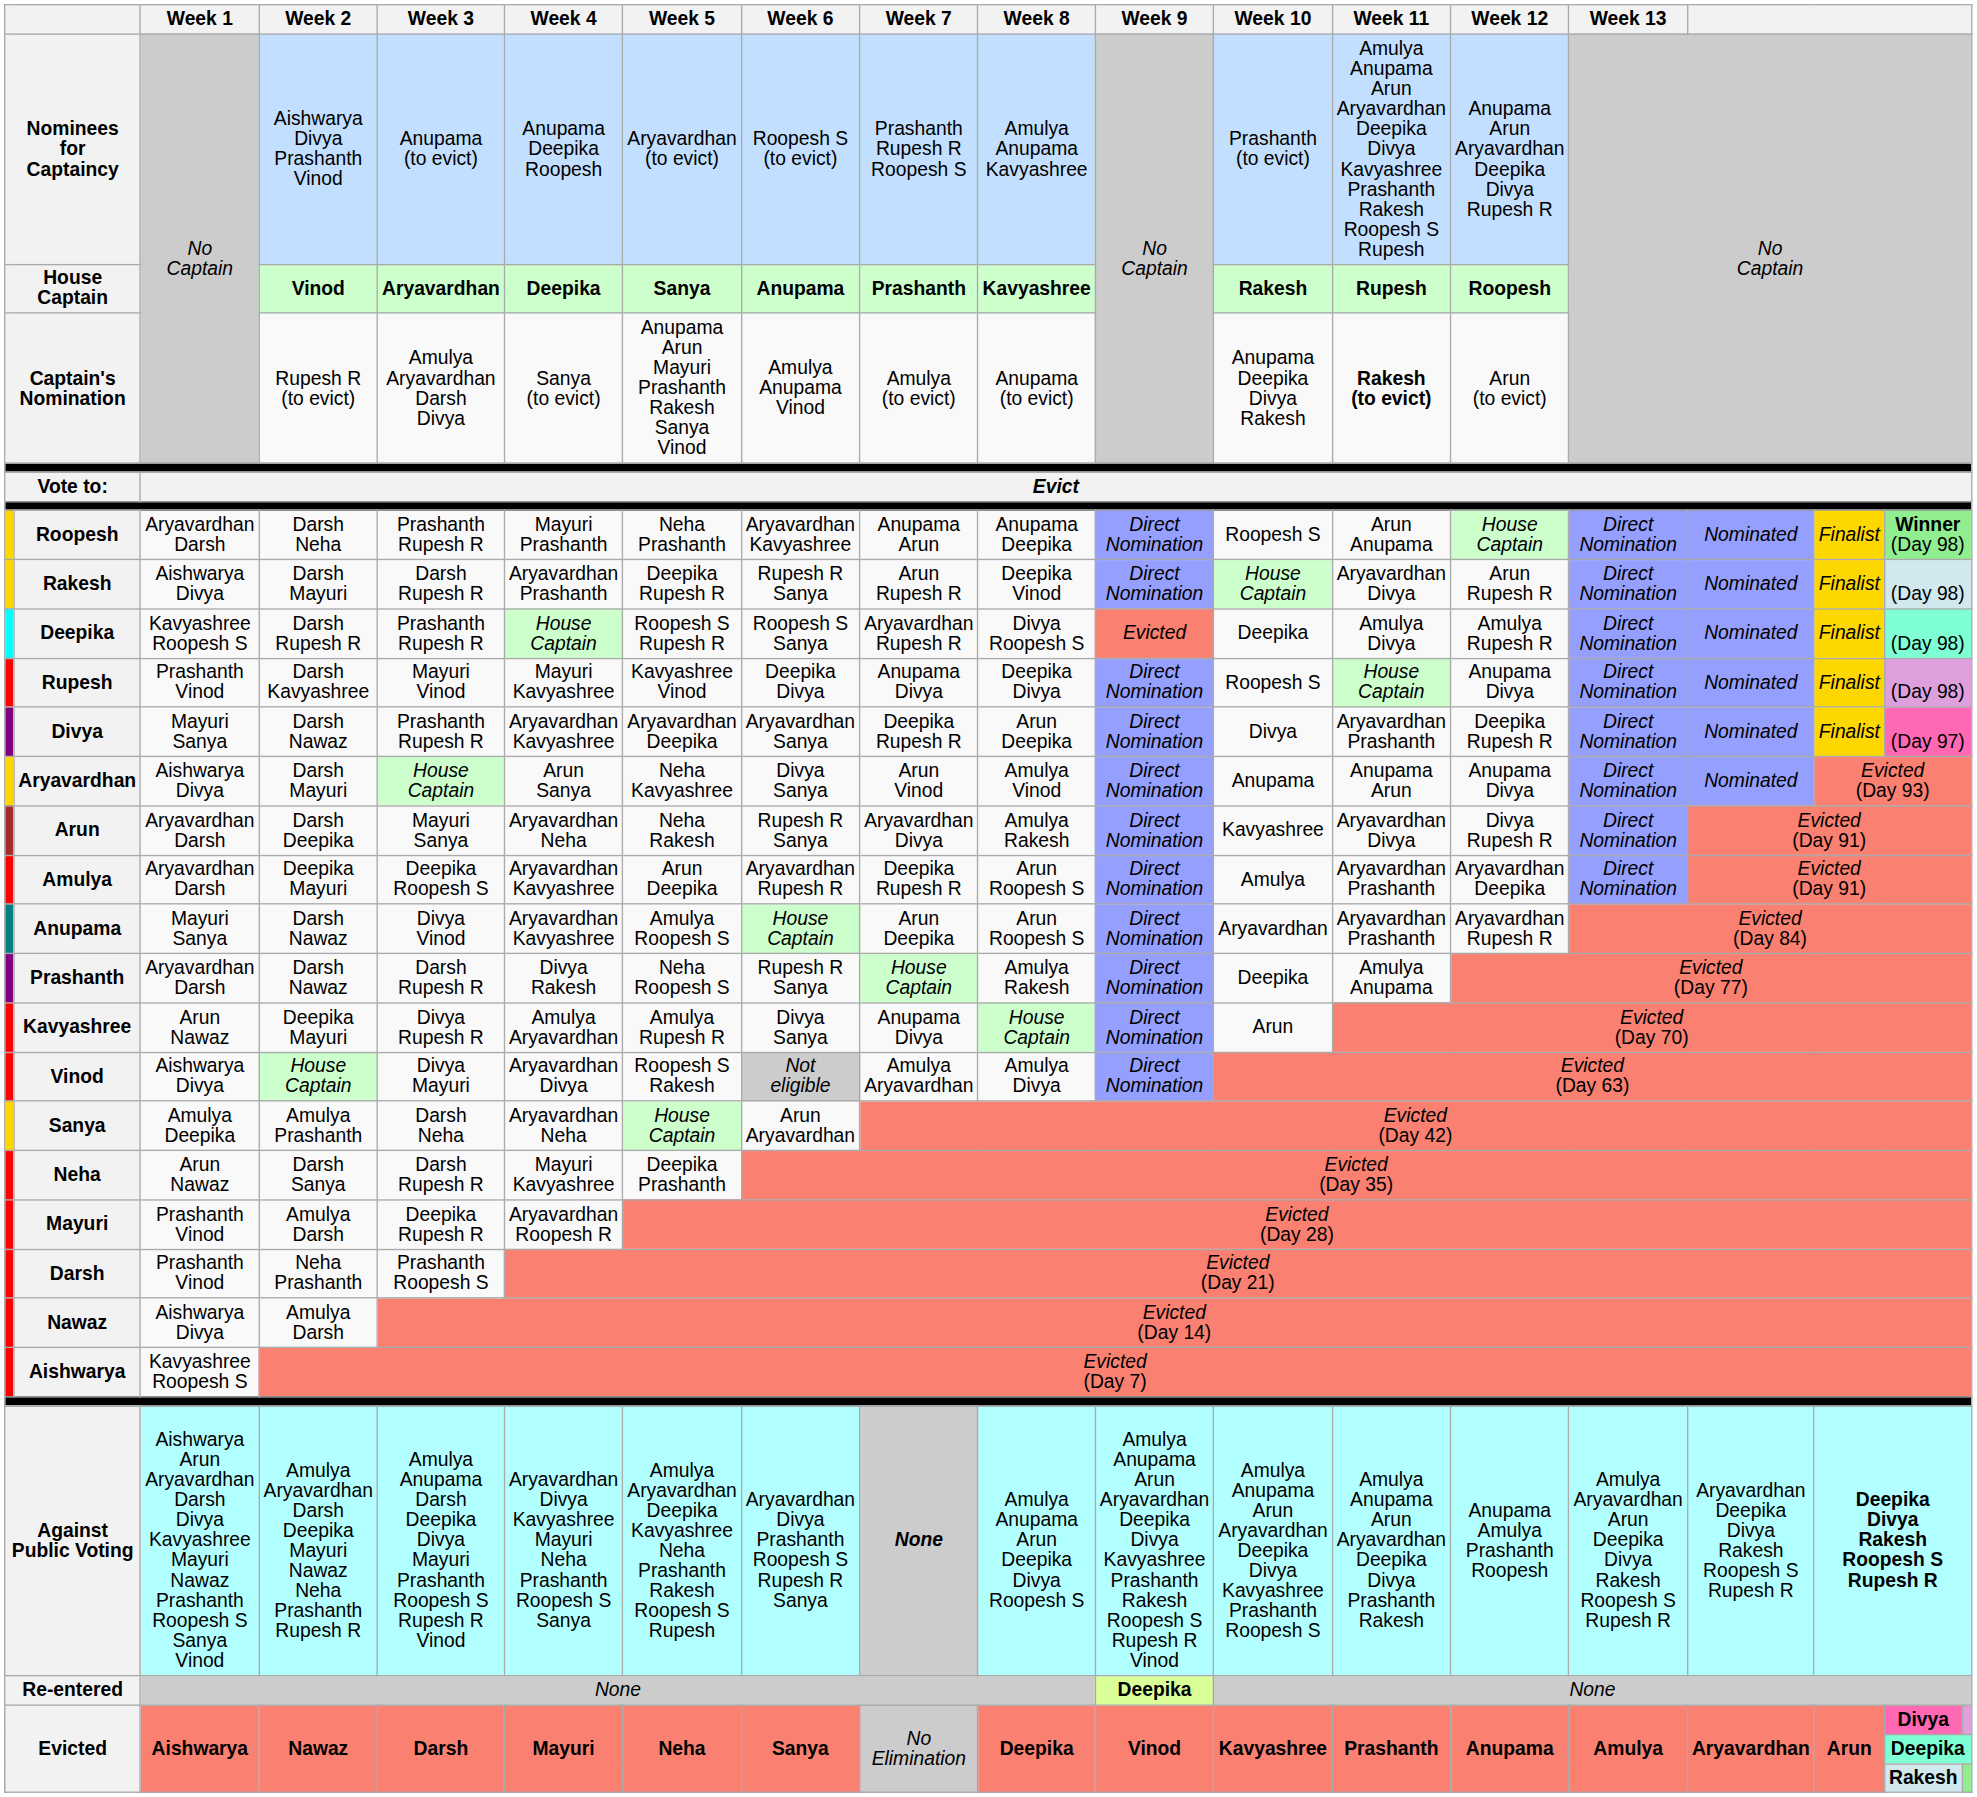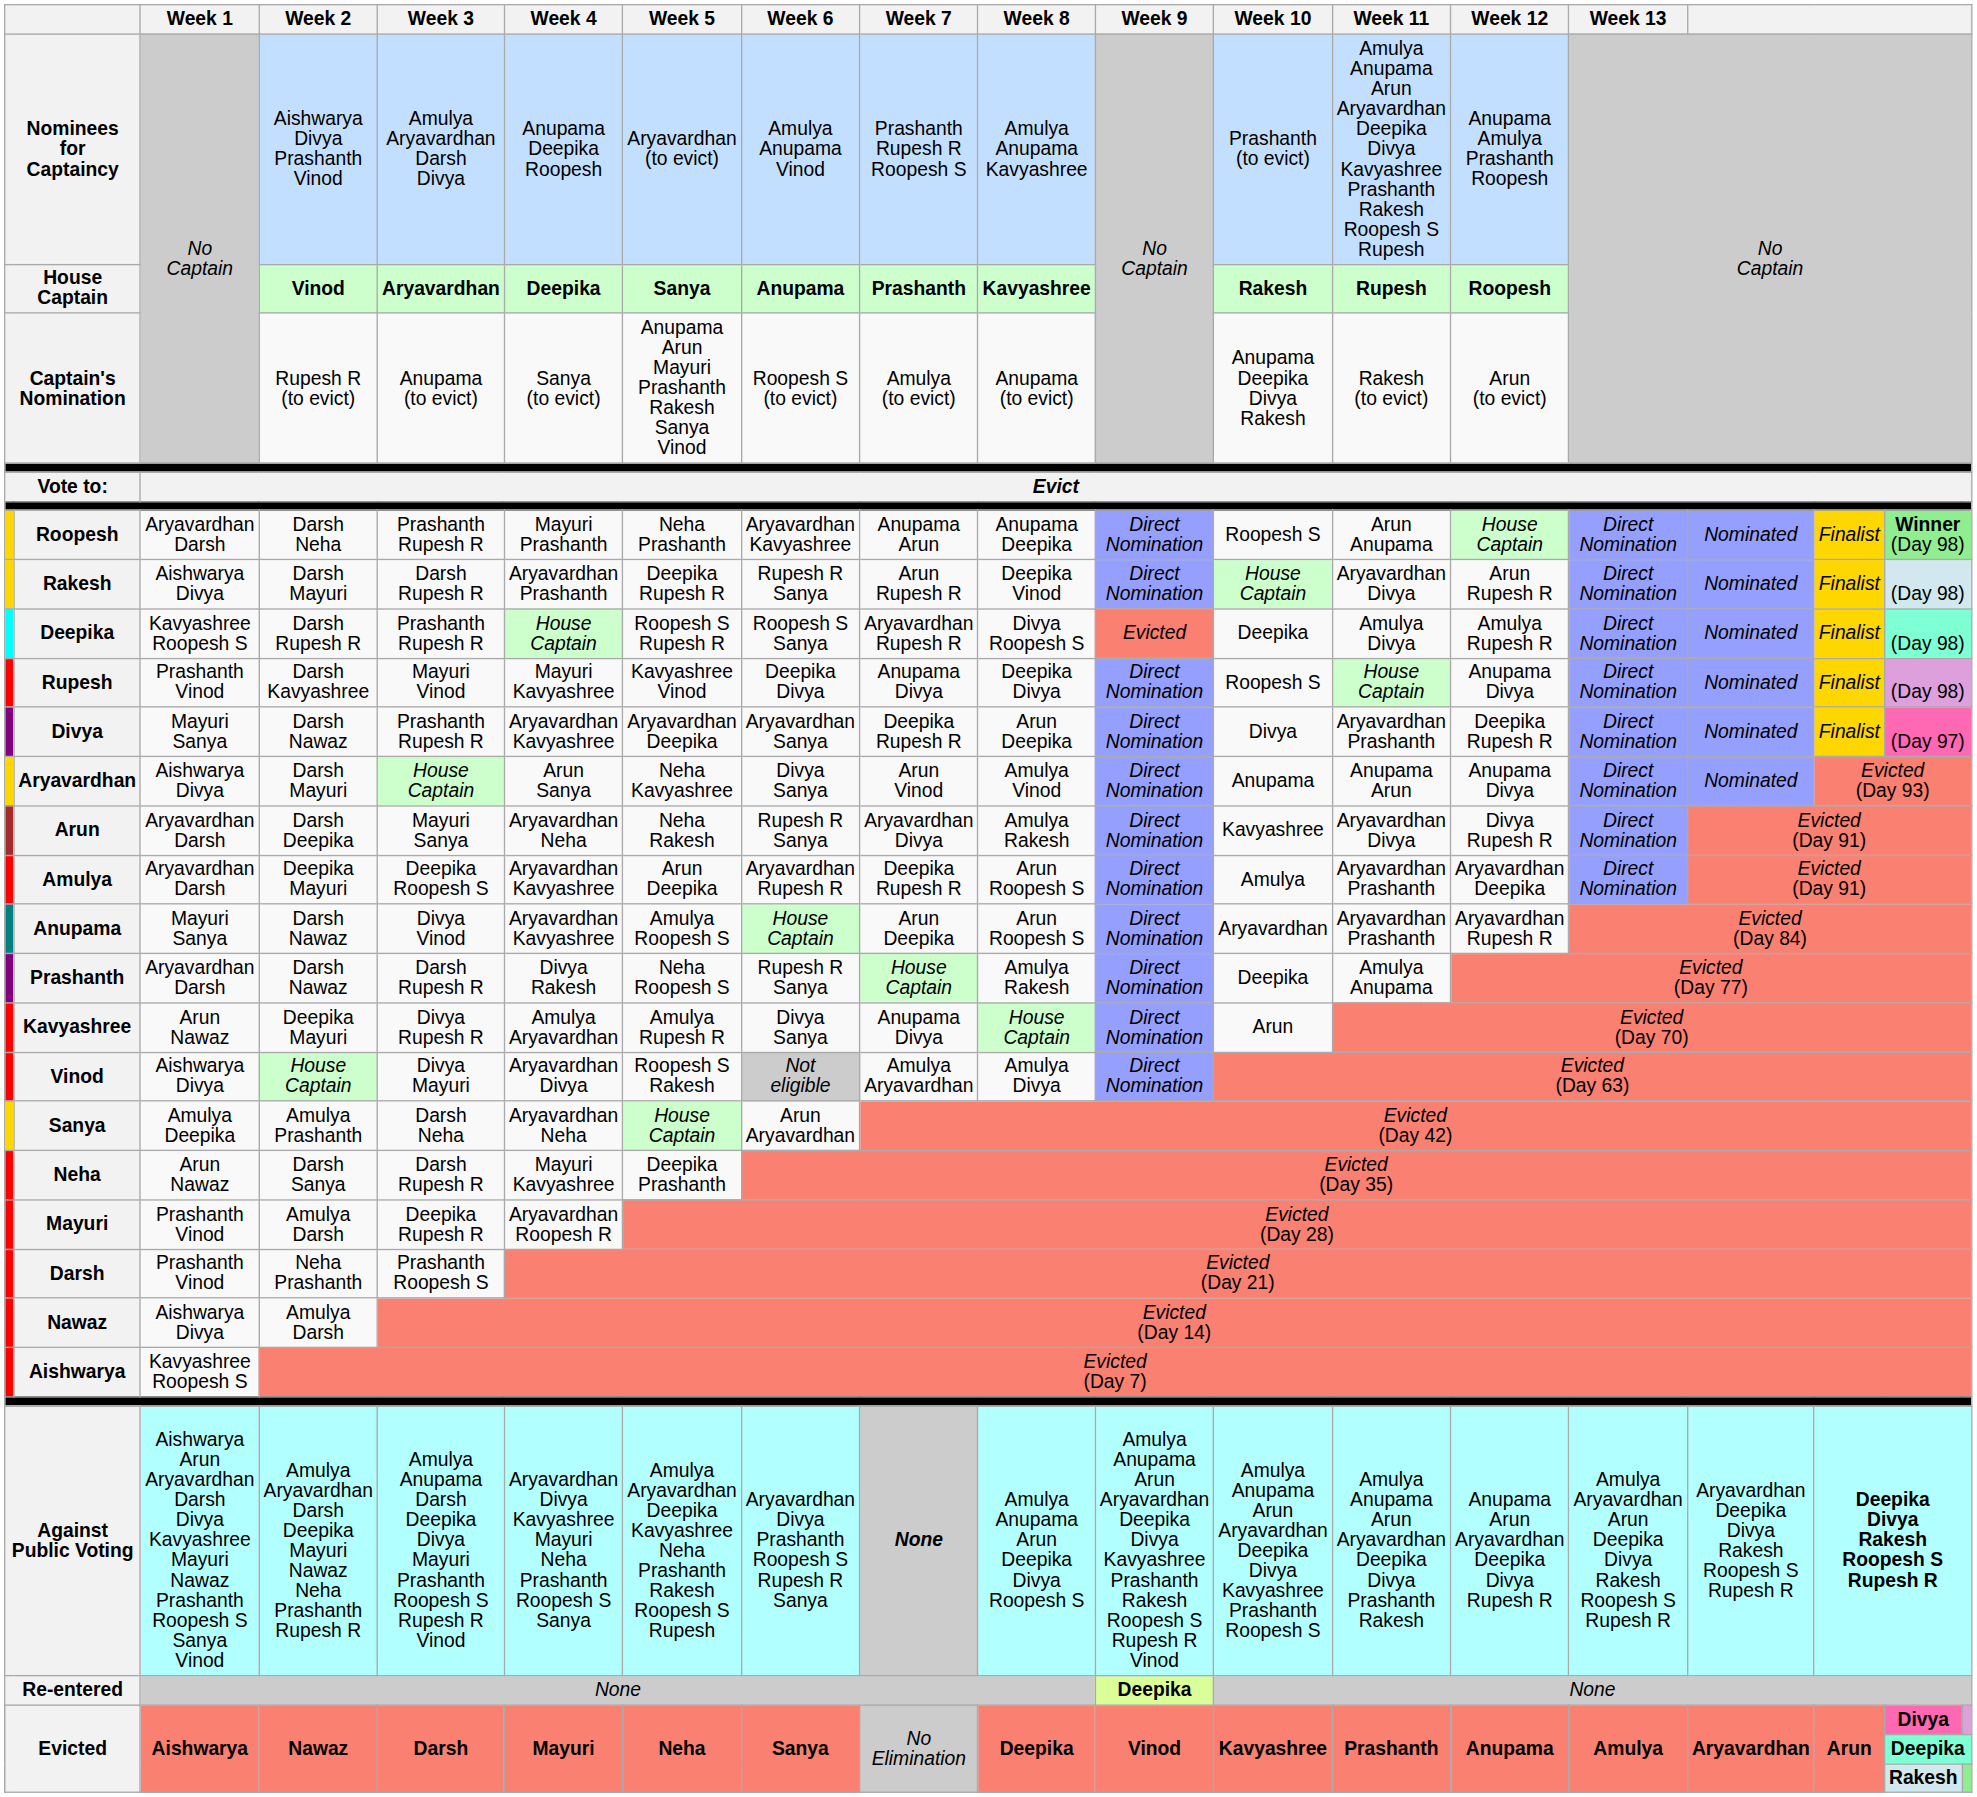(441, 149) Anupama (to evict) -> (441, 149) Amulya Aryavardhan Darsh Divya
(800, 149) Roopesh S (to evict) -> (800, 149) Amulya Anupama Vinod
(1510, 159) Anupama Arun Aryavardhan Deepika Divya Rupesh R -> (1510, 149) Anupama Amulya Prashanth Roopesh
(441, 388) Amulya Aryavardhan Darsh Divya -> (441, 388) Anupama (to evict)
(800, 388) Amulya Anupama Vinod -> (800, 388) Roopesh S (to evict)
(1391, 388) bold -> (1391, 388) normal
(1510, 1541) Anupama Amulya Prashanth Roopesh -> (1510, 1551) Anupama Arun Aryavardhan Deepika Divya Rupesh R
